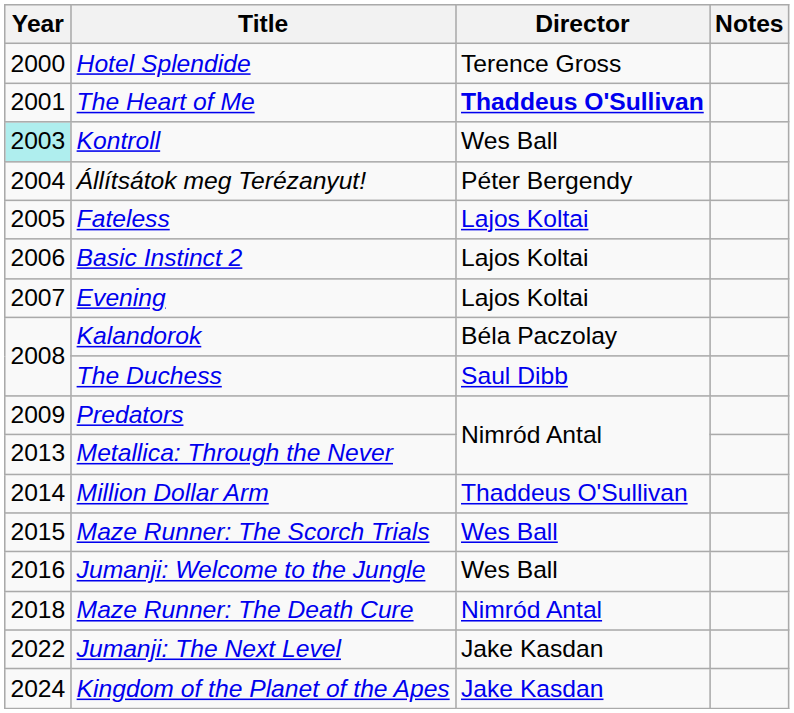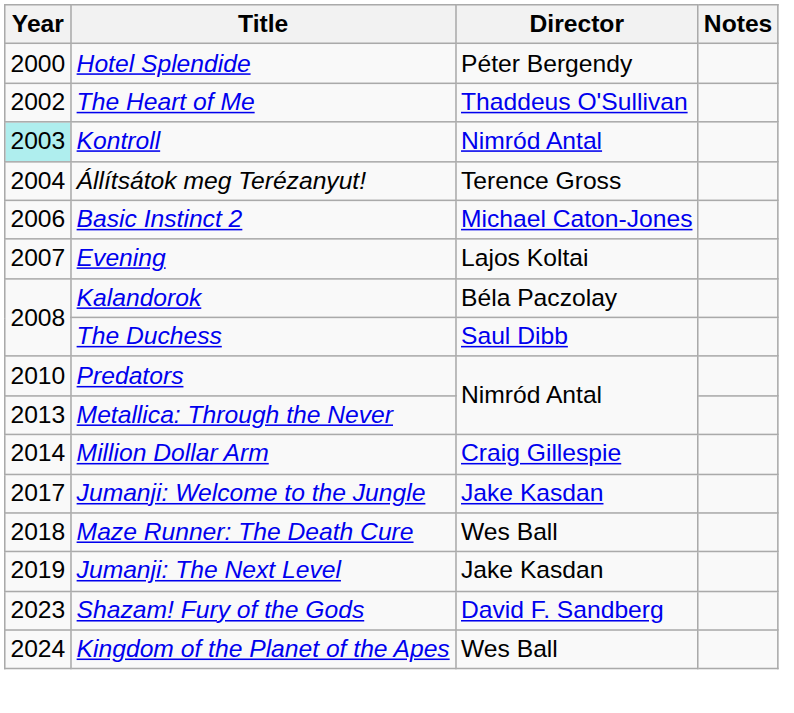(541, 63) Terence Gross -> (547, 63) Péter Bergendy
(38, 102) 2001 -> (38, 102) 2002
(582, 102) bold -> (574, 102) normal
(509, 141) Wes Ball -> (532, 141) Nimród Antal
(547, 180) Péter Bergendy -> (541, 180) Terence Gross
- row: (123, 219)
(525, 258) Lajos Koltai -> (577, 219) Michael Caton-Jones
(38, 414) 2009 -> (38, 375) 2010
(574, 492) Thaddeus O'Sullivan -> (541, 453) Craig Gillespie
- row: (253, 532)
(38, 571) 2016 -> (38, 492) 2017
(509, 571) Wes Ball -> (532, 492) Jake Kasdan
(532, 610) Nimród Antal -> (509, 532) Wes Ball
(38, 649) 2022 -> (38, 571) 2019
+ row: (220, 610)
(532, 688) Jake Kasdan -> (509, 649) Wes Ball
